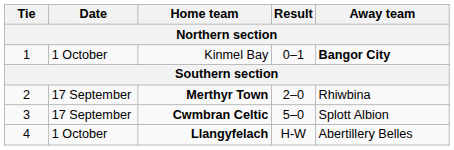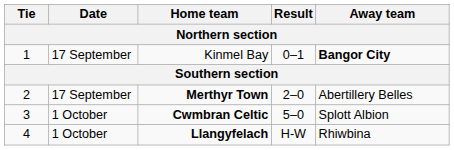(80, 54) 1 October -> (91, 54) 17 September
(345, 94) Rhiwbina -> (366, 94) Abertillery Belles
(91, 114) 17 September -> (80, 114) 1 October
(366, 134) Abertillery Belles -> (345, 134) Rhiwbina
